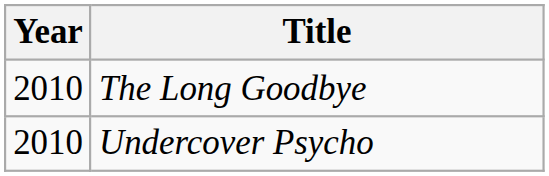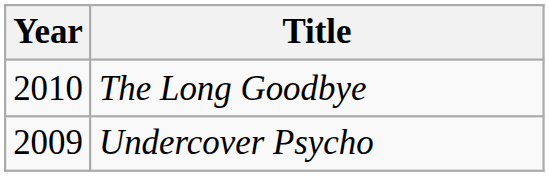(48, 142) 2010 -> (48, 142) 2009
